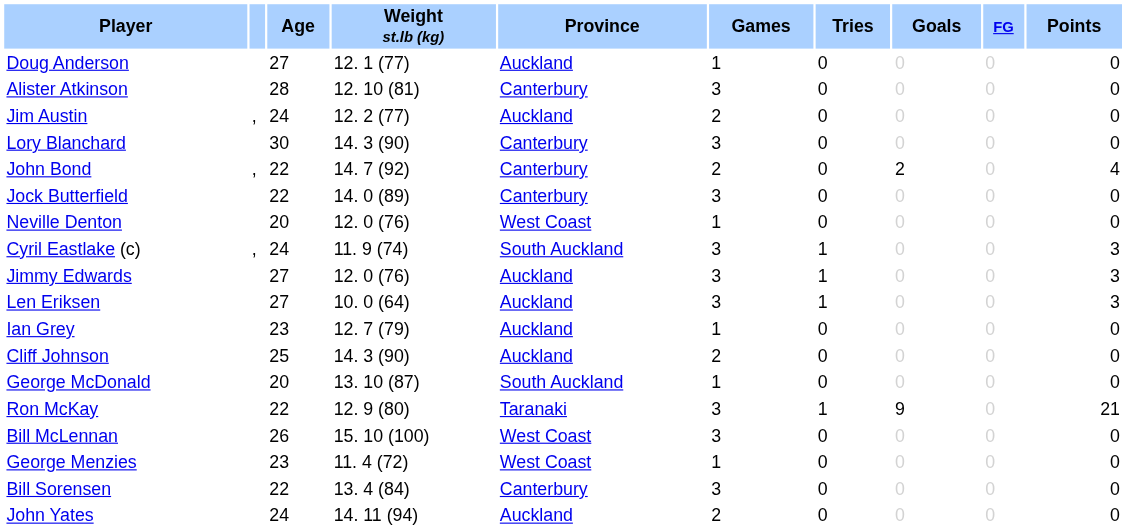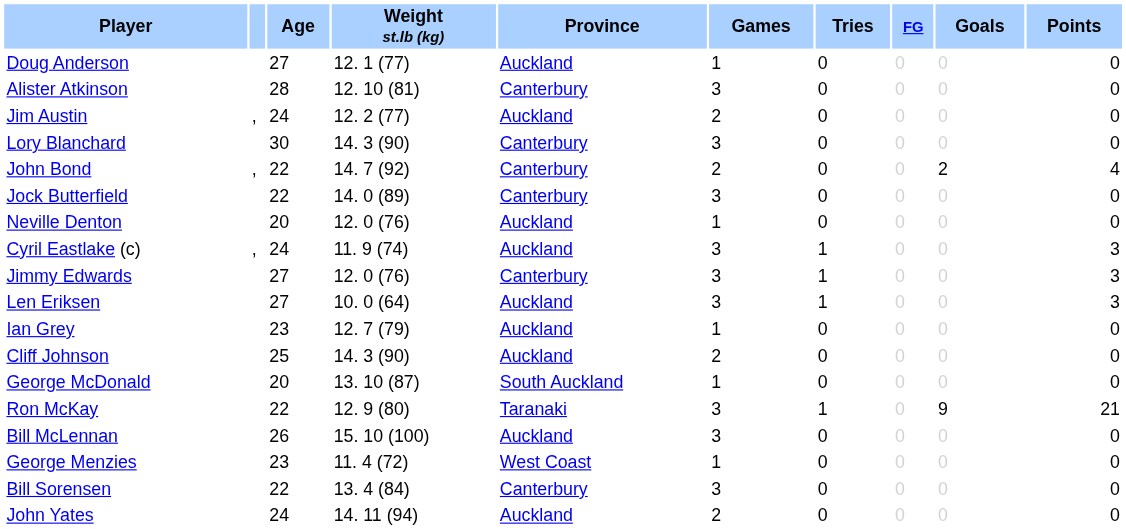columns swapped: (937, 26) <-> (1003, 27)
(546, 222) West Coast -> (536, 222) Auckland
(562, 249) South Auckland -> (536, 249) Auckland
(536, 276) Auckland -> (544, 276) Canterbury
(546, 435) West Coast -> (536, 435) Auckland
